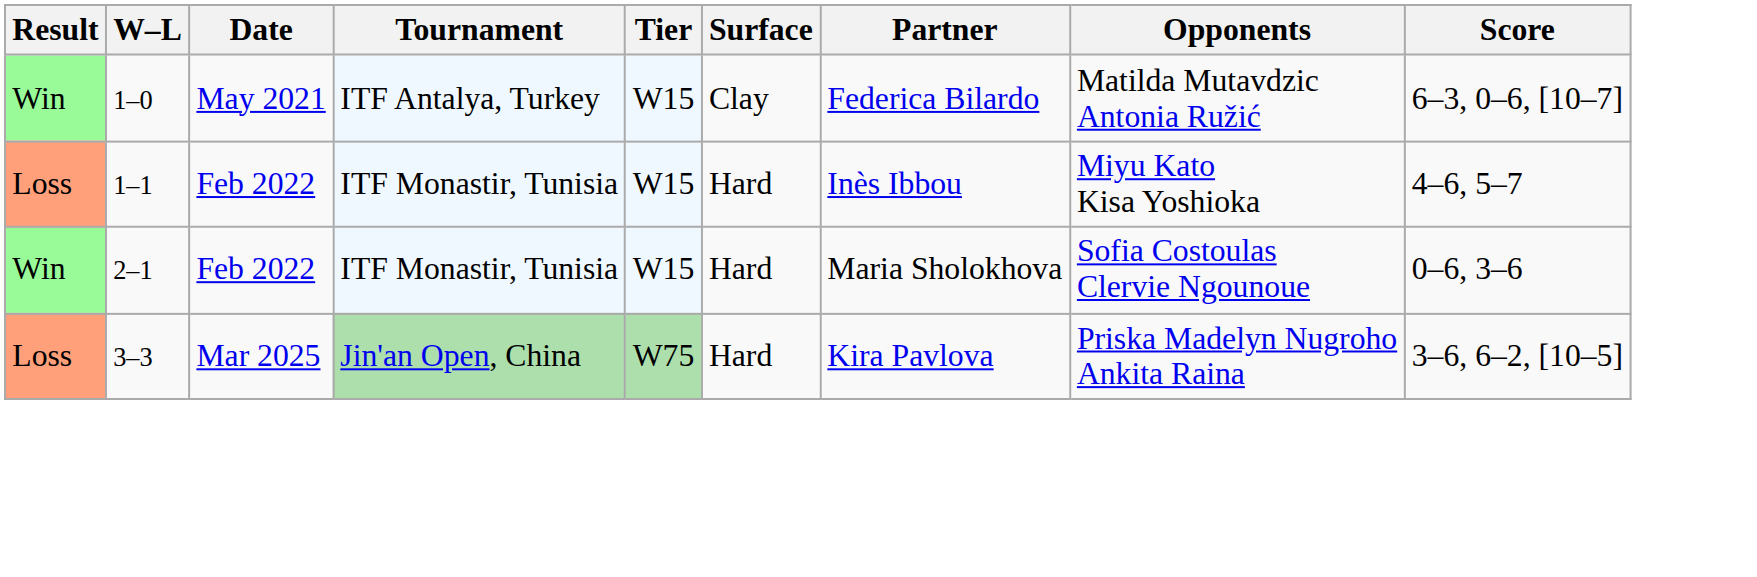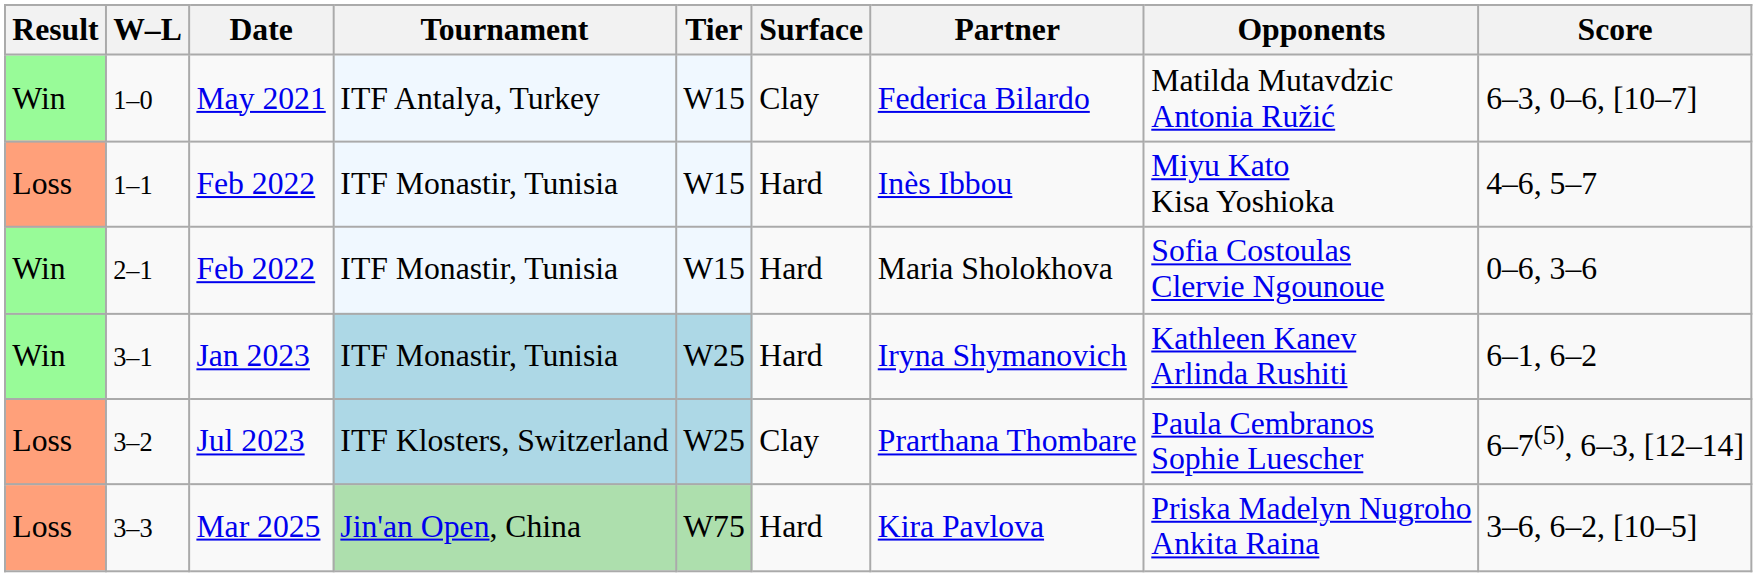+ row: (133, 357)
+ row: (133, 443)
